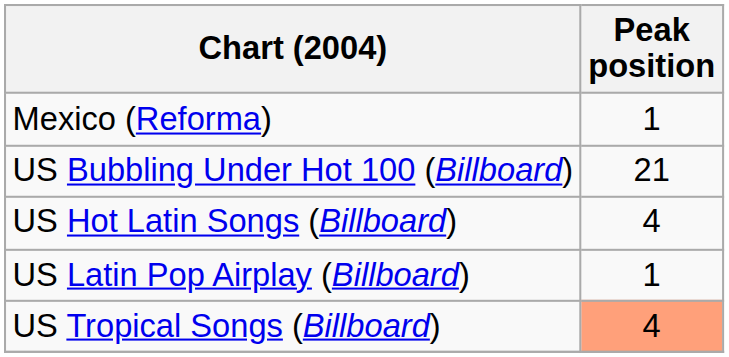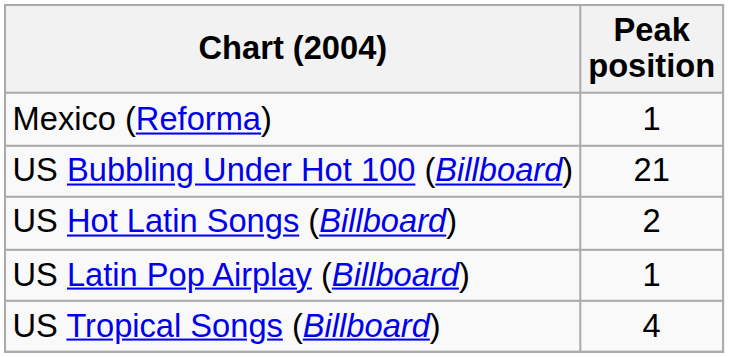(652, 222) 4 -> (652, 222) 2
(652, 325) lightsalmon background -> (652, 325) no background
